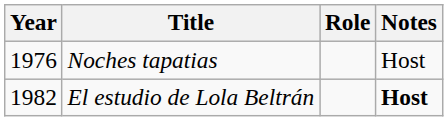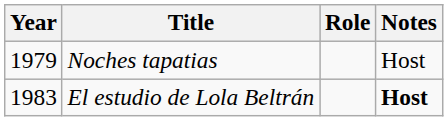(33, 60) 1976 -> (33, 60) 1979
(33, 97) 1982 -> (33, 97) 1983
